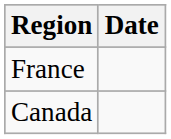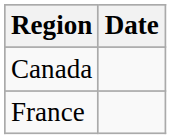rows swapped: (48, 68) <-> (52, 111)
